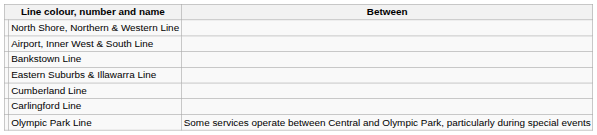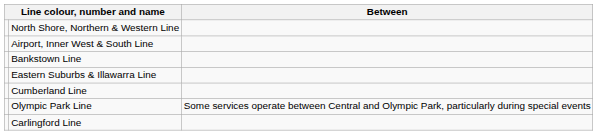rows swapped: (46, 106) <-> (51, 122)
